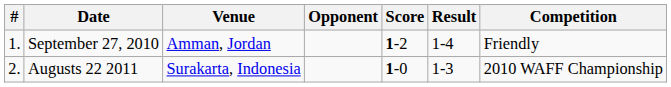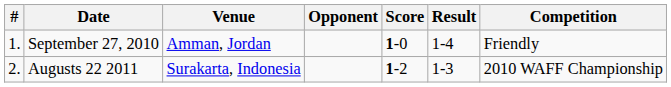(396, 43) 1-2 -> (396, 43) 1-0
(396, 69) 1-0 -> (396, 69) 1-2
